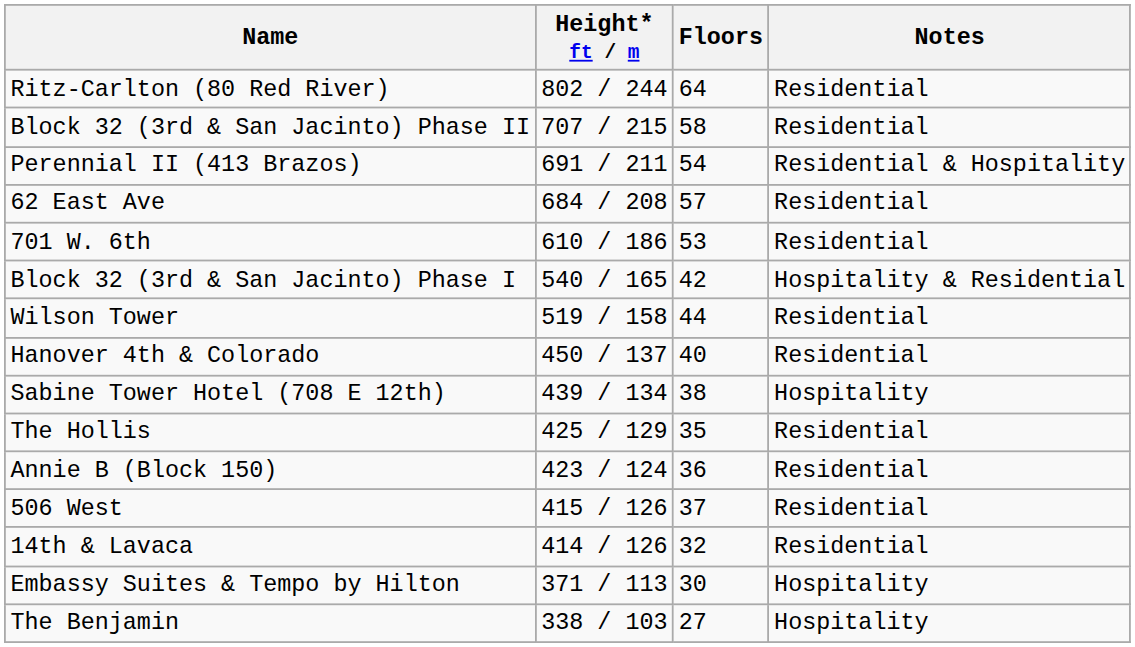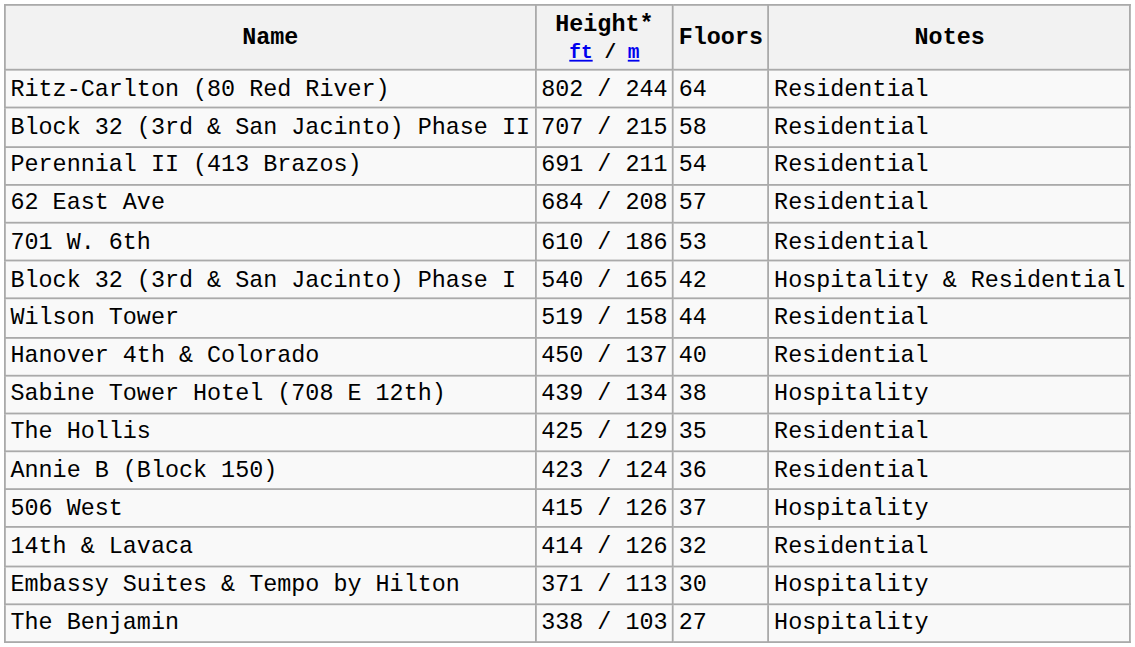(950, 165) Residential & Hospitality -> (851, 165) Residential
(851, 509) Residential -> (851, 509) Hospitality
